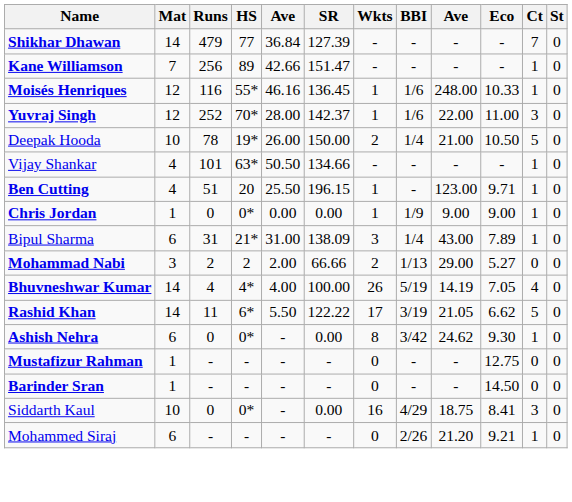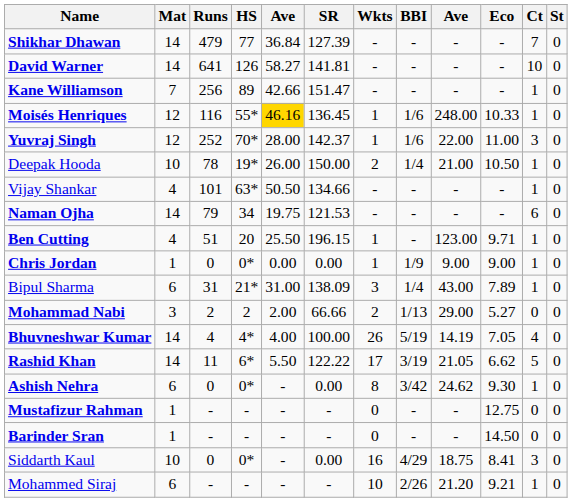+ row: (56, 66)
(283, 90) no background -> (283, 115) gold background
(535, 139) 5 -> (535, 164) 1
+ row: (51, 213)
(375, 435) 0 -> (375, 484) 10
